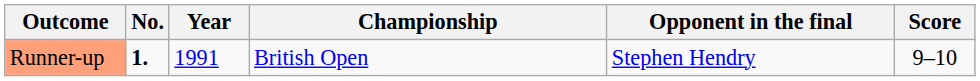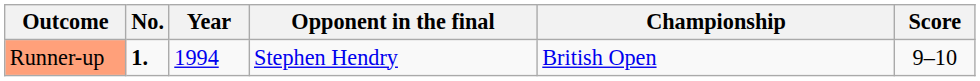columns swapped: (428, 22) <-> (751, 22)
(197, 57) 1991 -> (197, 57) 1994
